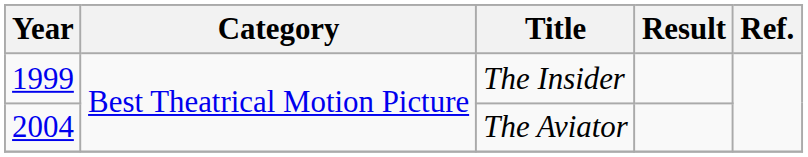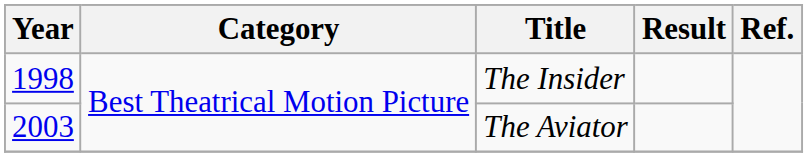(43, 77) 1999 -> (43, 77) 1998
(43, 126) 2004 -> (43, 126) 2003
